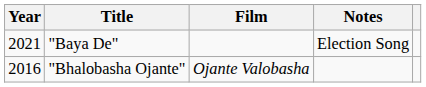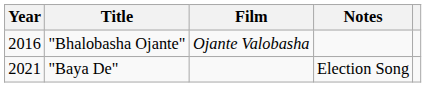rows swapped: (117, 69) <-> (83, 43)
